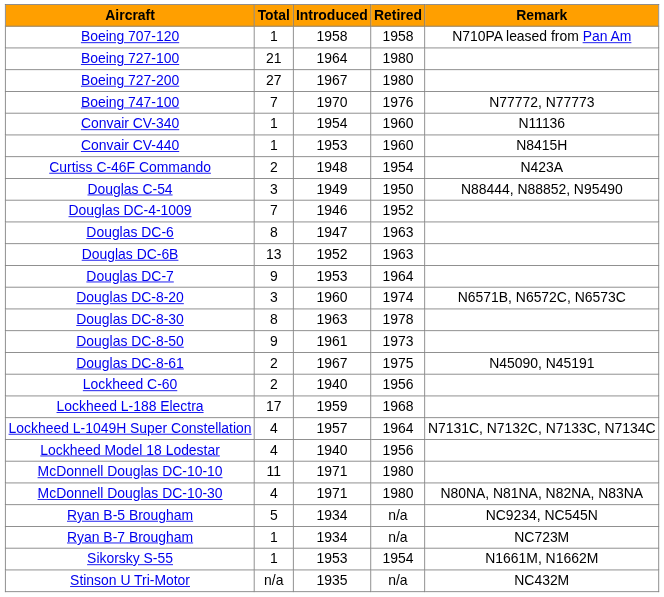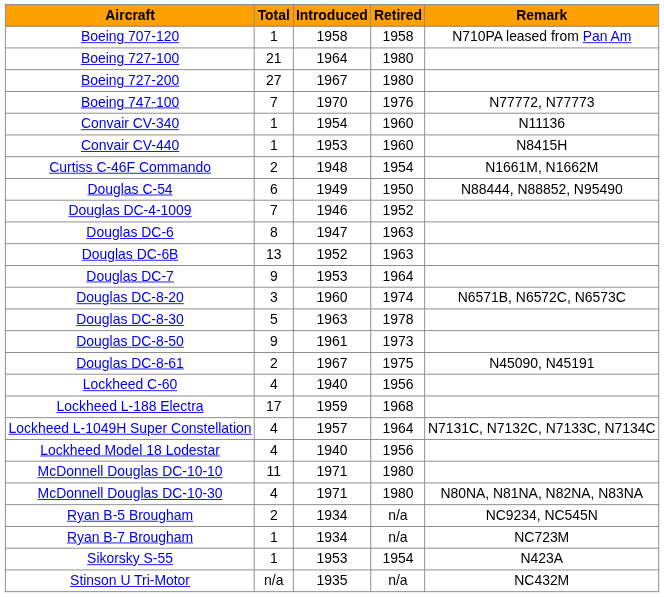(542, 167) N423A -> (542, 167) N1661M, N1662M
(274, 189) 3 -> (274, 189) 6
(274, 319) 8 -> (274, 319) 5
(274, 385) 2 -> (274, 385) 4
(274, 515) 5 -> (274, 515) 2
(542, 559) N1661M, N1662M -> (542, 559) N423A
